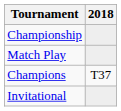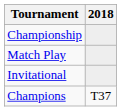rows swapped: (37, 95) <-> (37, 75)
